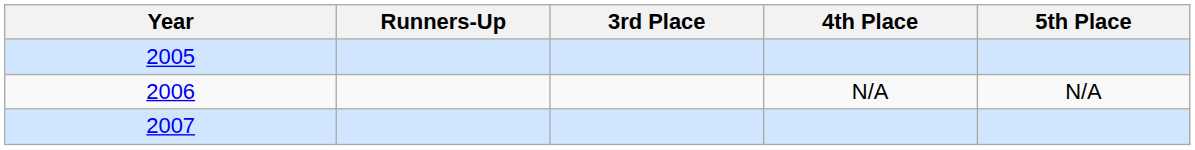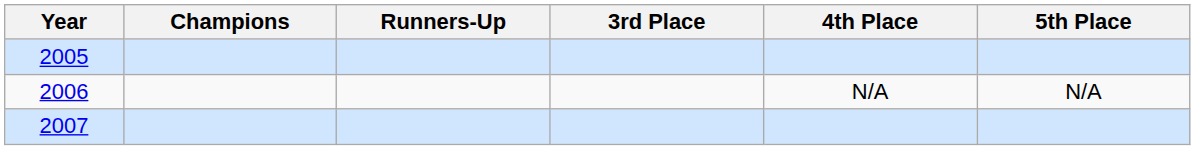+ column: (230, 21)
